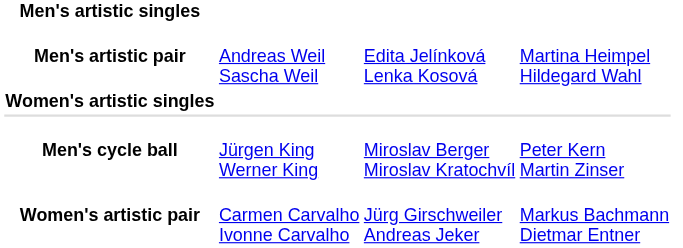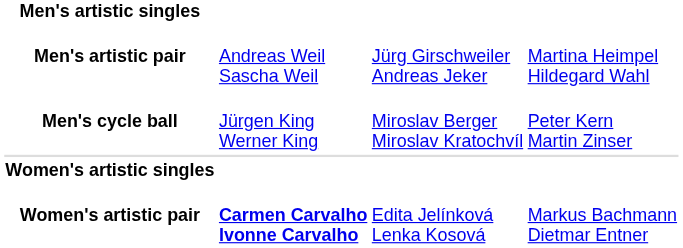(425, 66) Edita Jelínková Lenka Kosová -> (441, 66) Jürg Girschweiler Andreas Jeker
rows swapped: (110, 150) <-> (110, 100)
(289, 225) normal -> (293, 225) bold
(433, 225) Jürg Girschweiler Andreas Jeker -> (433, 225) Edita Jelínková Lenka Kosová
